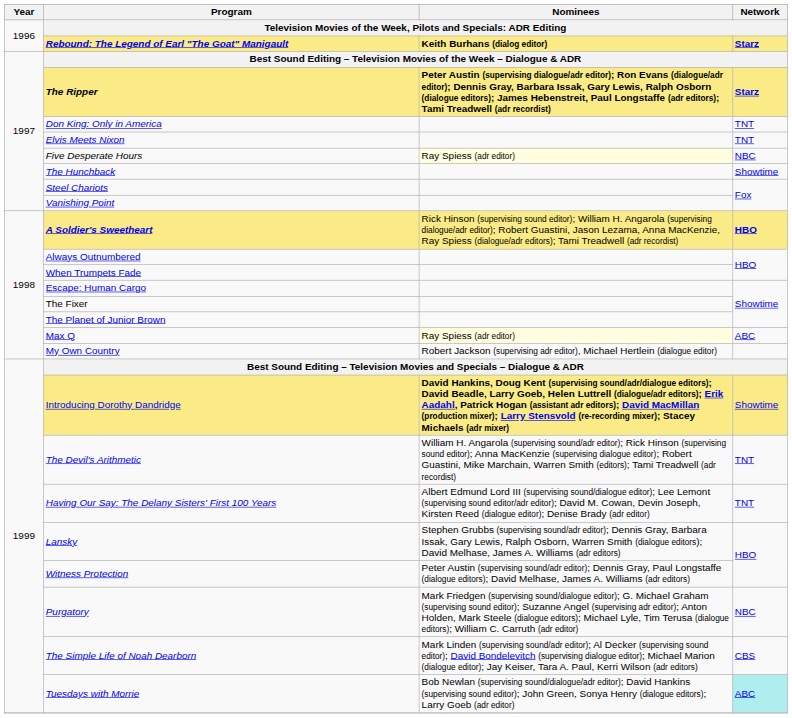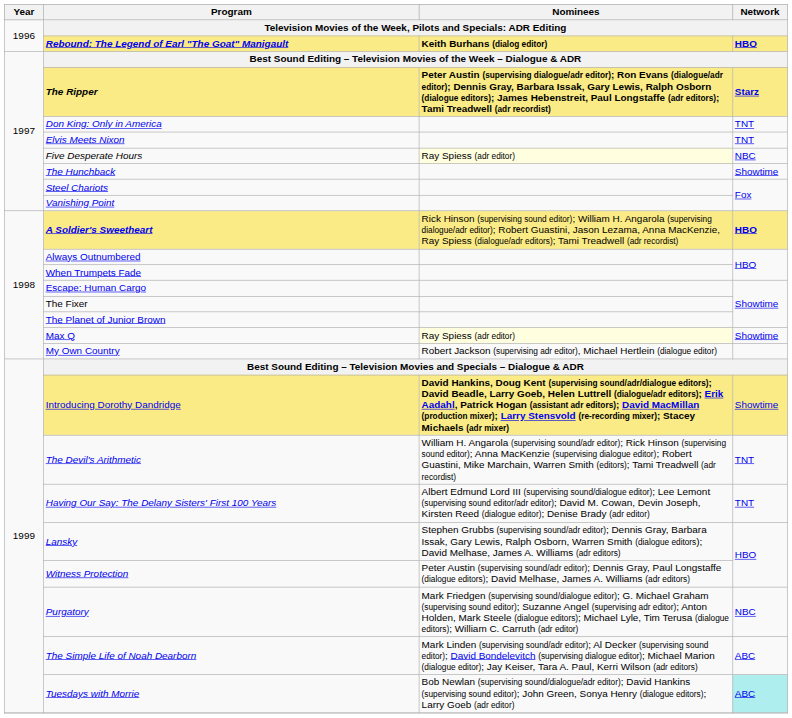(747, 43) Starz -> (746, 43) HBO
(745, 335) ABC -> (757, 335) Showtime
(745, 655) CBS -> (745, 655) ABC
